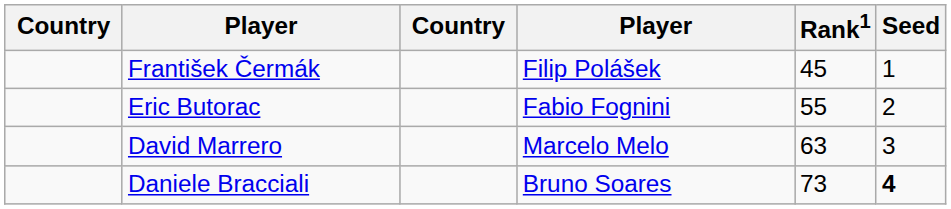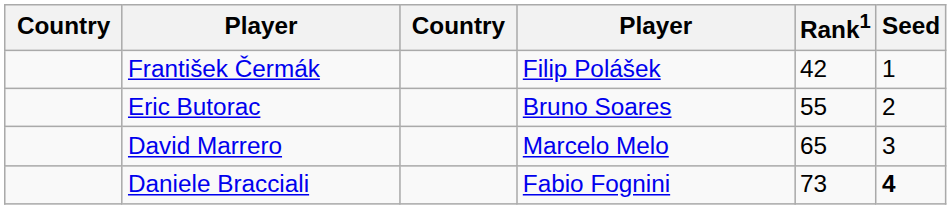(814, 68) 45 -> (814, 68) 42
(596, 107) Fabio Fognini -> (597, 107) Bruno Soares
(814, 146) 63 -> (814, 146) 65
(597, 184) Bruno Soares -> (596, 184) Fabio Fognini
